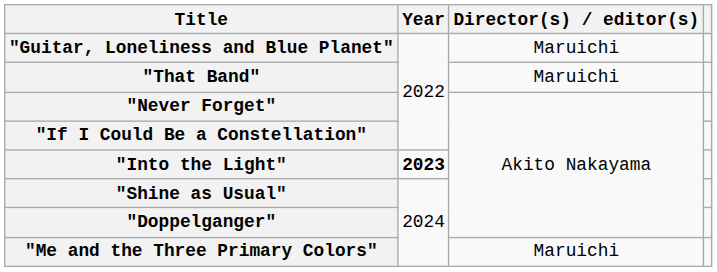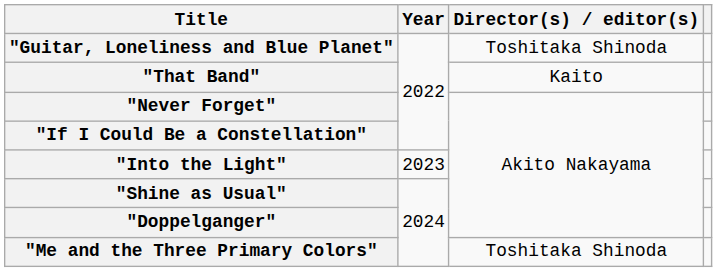(576, 48) Maruichi -> (576, 48) Toshitaka Shinoda
(576, 77) Maruichi -> (576, 77) Kaito
(424, 164) bold -> (424, 164) normal
(576, 251) Maruichi -> (576, 251) Toshitaka Shinoda
